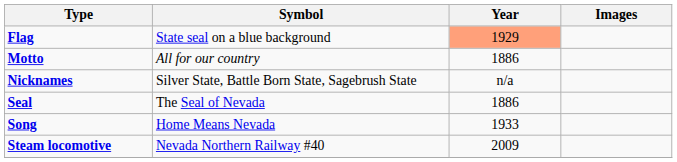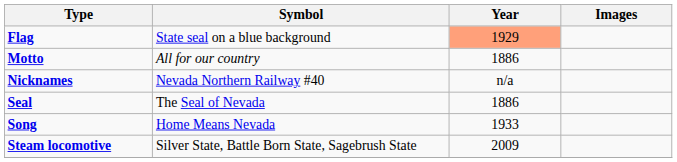(286, 80) Silver State, Battle Born State, Sagebrush State -> (240, 80) Nevada Northern Railway #40
(240, 146) Nevada Northern Railway #40 -> (286, 146) Silver State, Battle Born State, Sagebrush State
